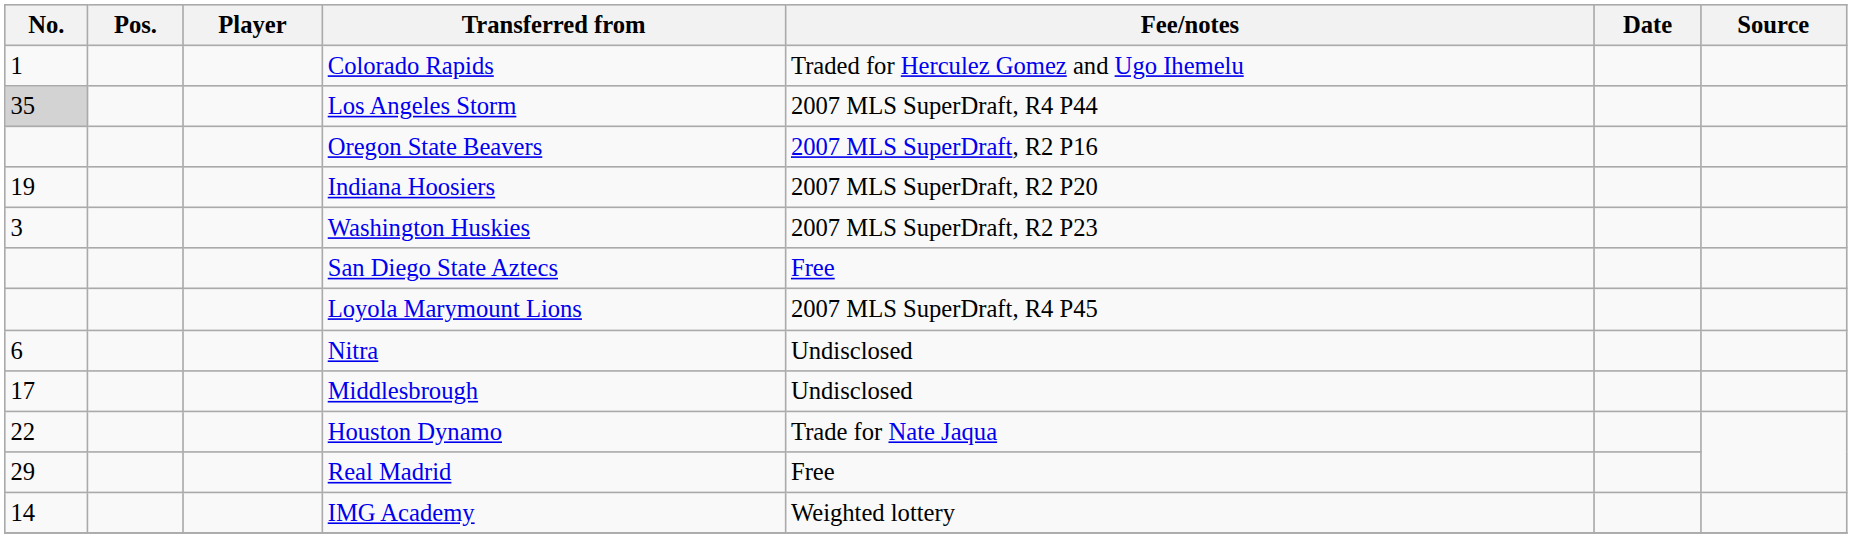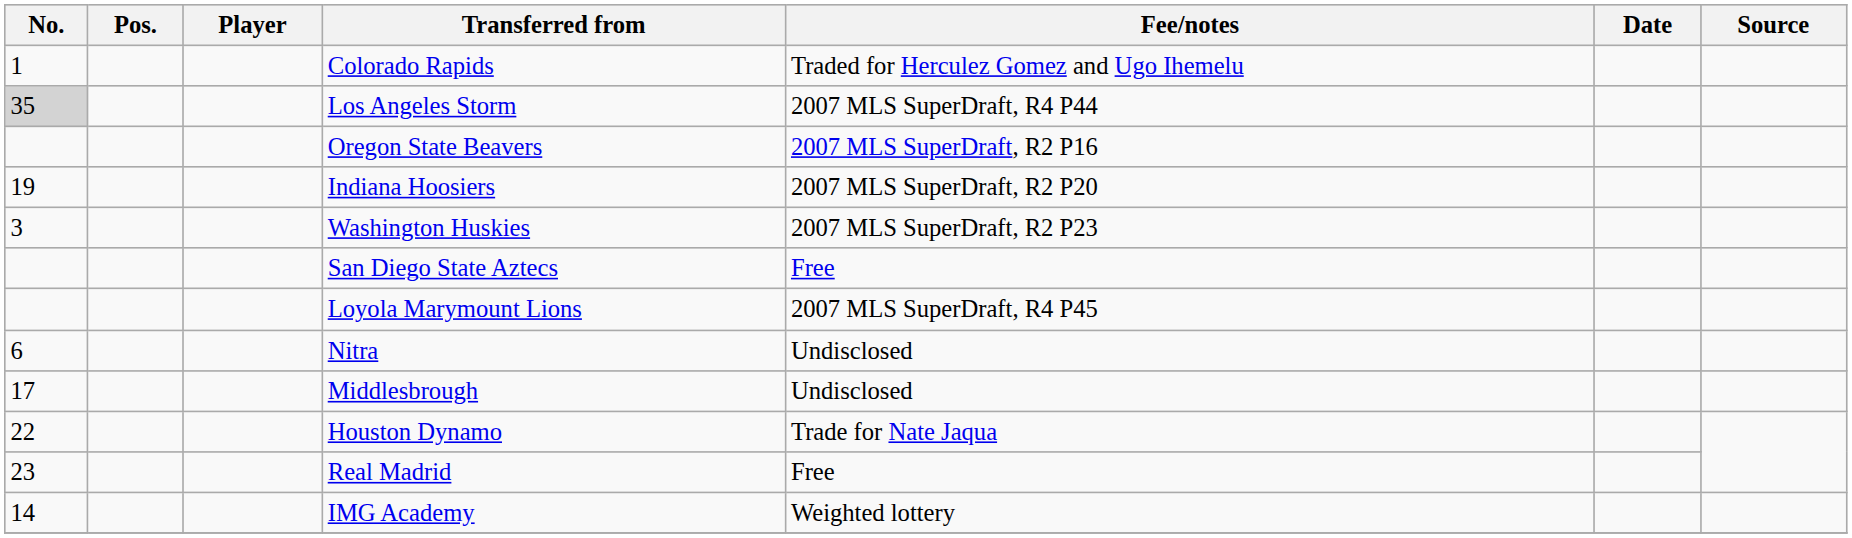(23, 471) 29 -> (23, 471) 23
